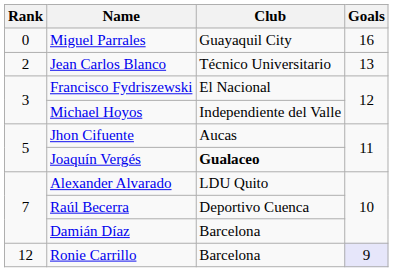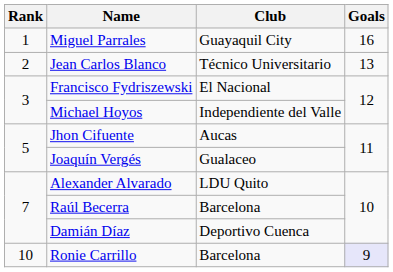(25, 40) 0 -> (25, 40) 1
(229, 159) bold -> (228, 159) normal
(254, 207) Deportivo Cuenca -> (230, 207) Barcelona
(230, 231) Barcelona -> (254, 231) Deportivo Cuenca
(25, 254) 12 -> (25, 254) 10
